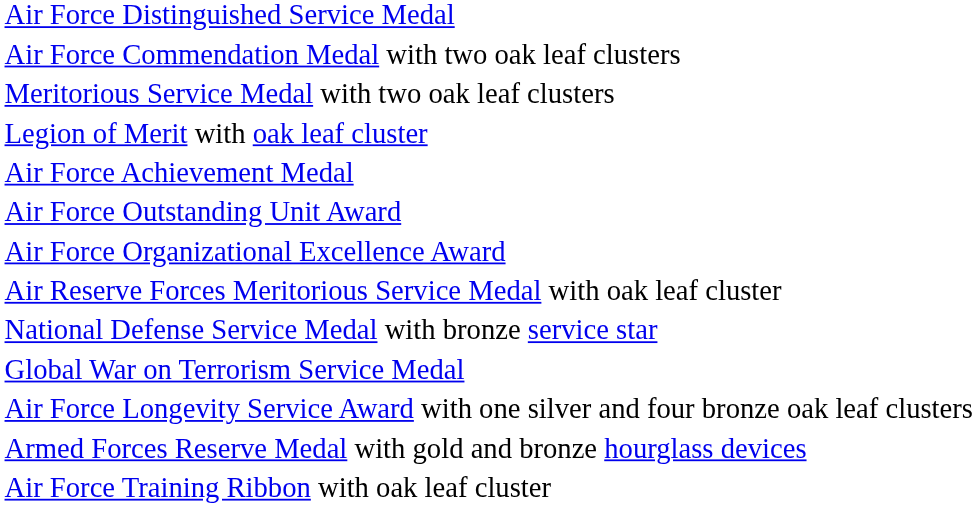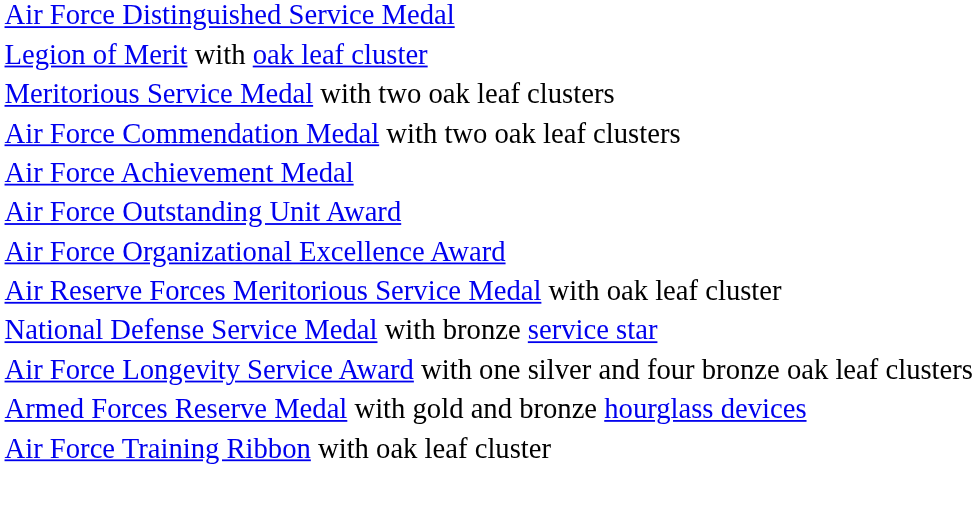rows swapped: (216, 133) <-> (343, 54)
- row: (234, 369)
